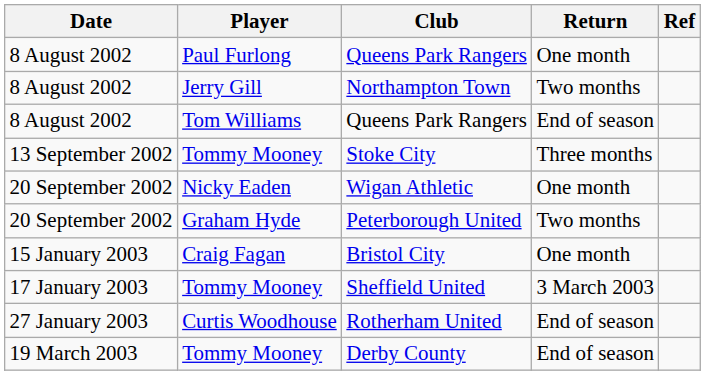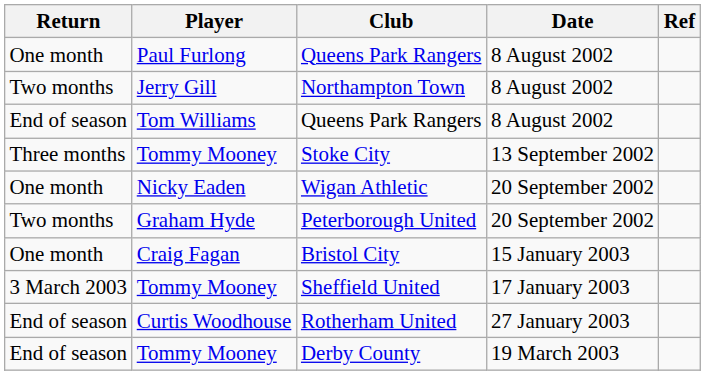columns swapped: (91, 21) <-> (595, 21)
